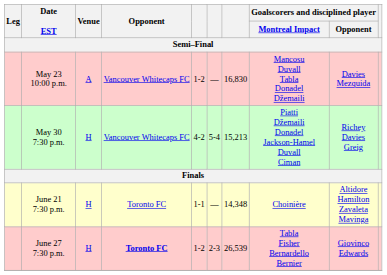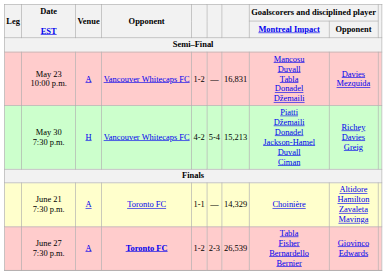(236, 78) 16,830 -> (236, 78) 16,831
(89, 204) H -> (89, 204) A
(236, 204) 14,348 -> (236, 204) 14,329
(89, 248) H -> (89, 248) A
